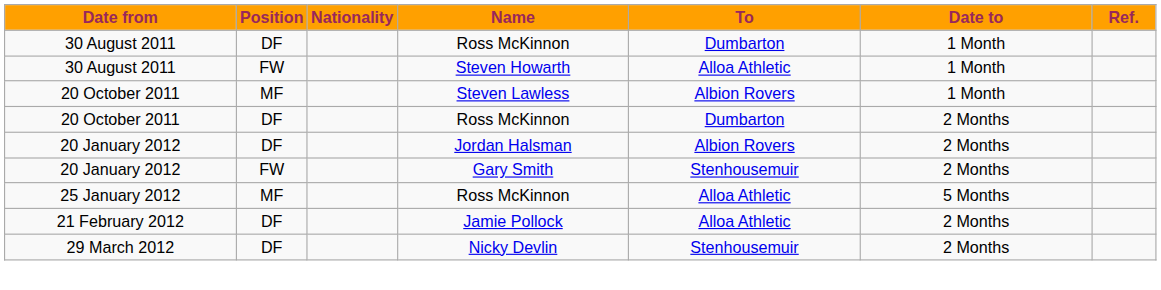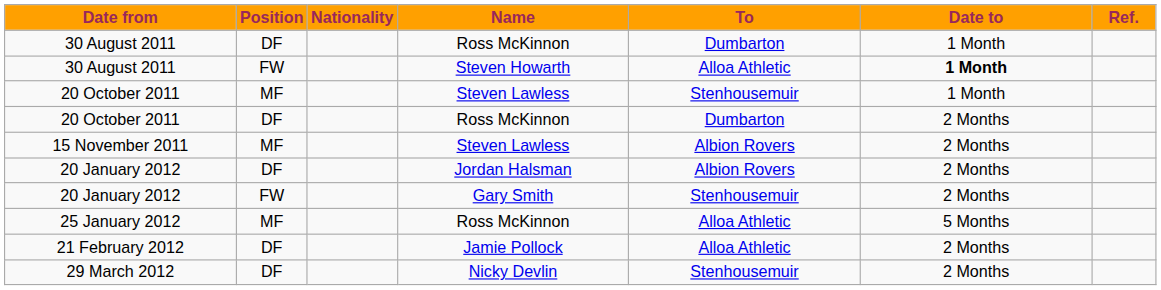(976, 69) normal -> (976, 69) bold
(745, 94) Albion Rovers -> (745, 94) Stenhousemuir
+ row: (120, 145)
